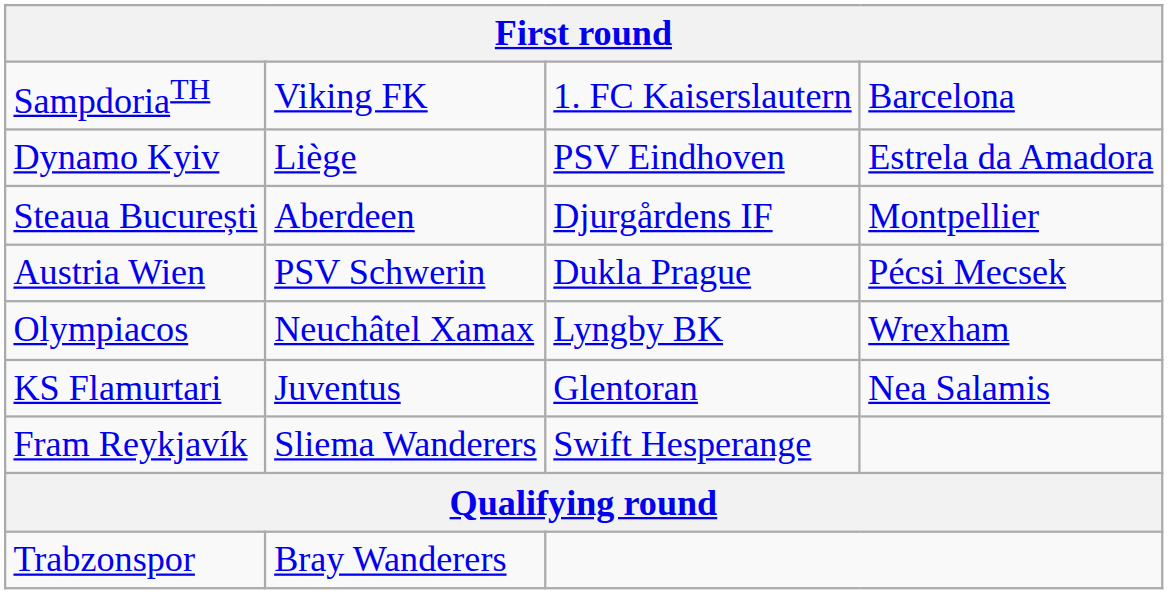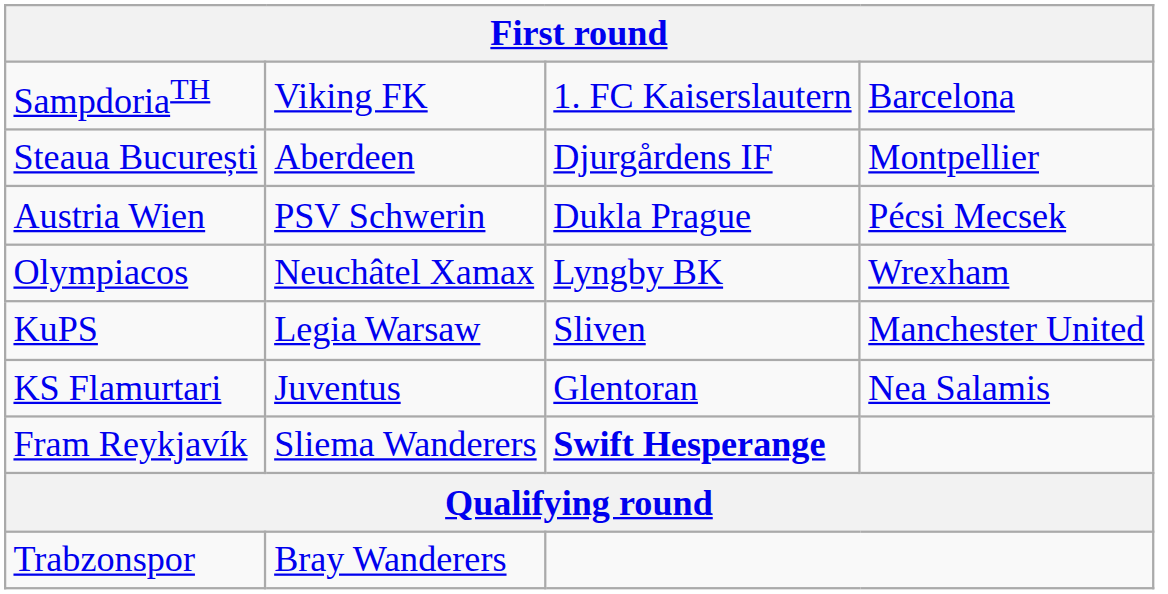- row: (116, 157)
+ row: (56, 329)
(682, 444) normal -> (689, 444) bold
